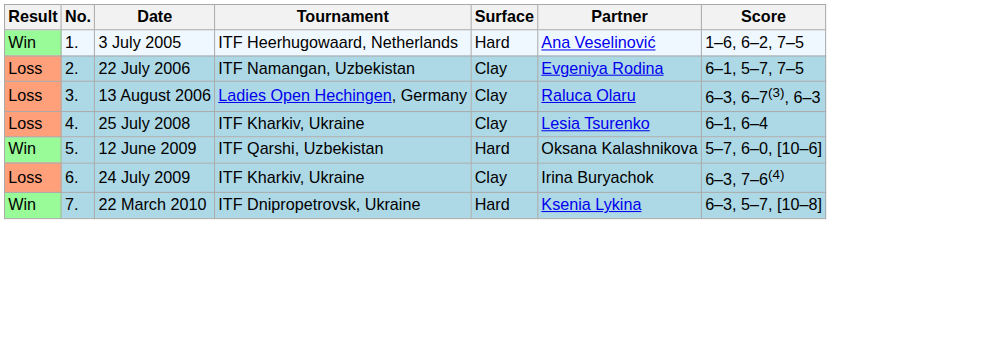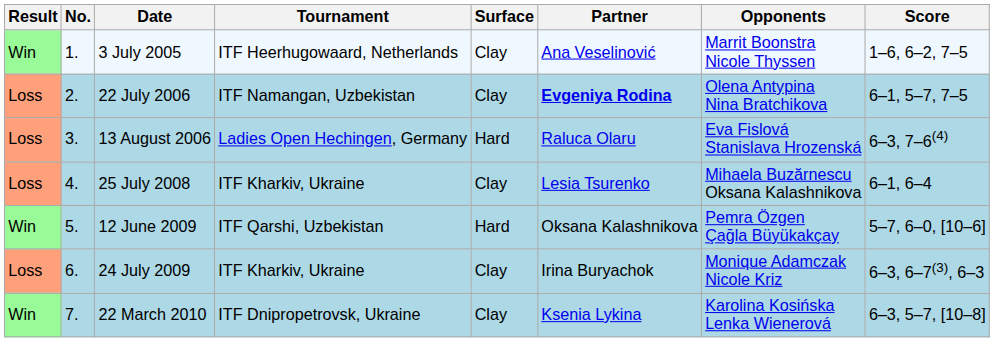+ column: (783, 17)
(492, 42) Hard -> (491, 52) Clay
(602, 68) normal -> (606, 95) bold
(491, 96) Clay -> (492, 139) Hard
(763, 96) 6–3, 6–7(3), 6–3 -> (909, 139) 6–3, 7–6(4)
(745, 177) 6–3, 7–6(4) -> (927, 271) 6–3, 6–7(3), 6–3
(492, 205) Hard -> (491, 314) Clay
